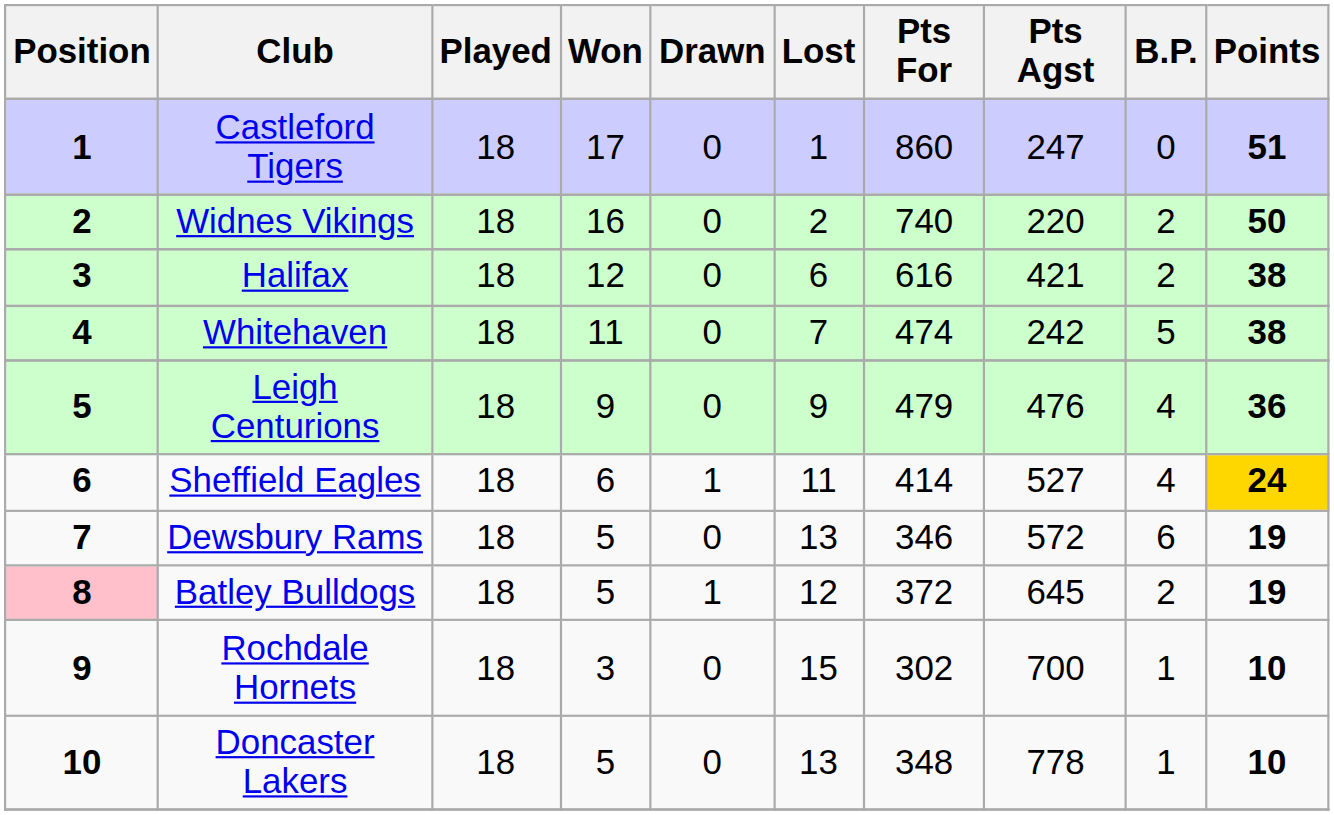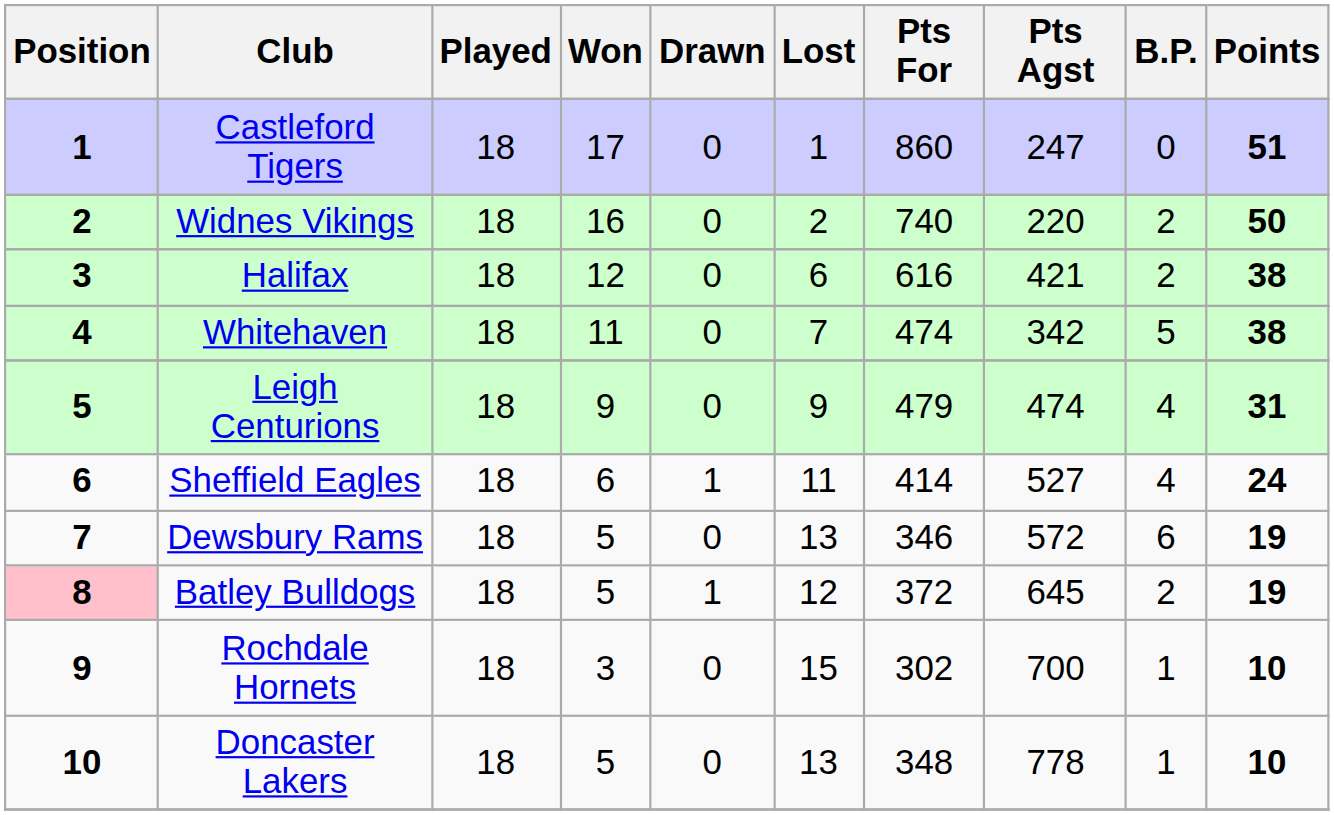(1056, 331) 242 -> (1056, 331) 342
(1056, 406) 476 -> (1056, 406) 474
(1267, 406) 36 -> (1267, 406) 31
(1267, 481) gold background -> (1267, 481) no background
